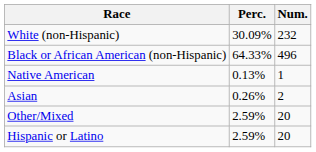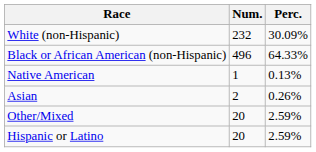columns swapped: (293, 14) <-> (252, 14)
